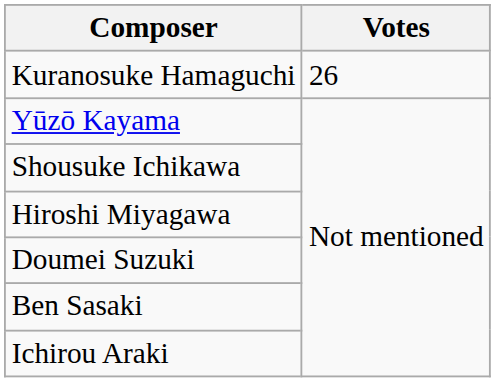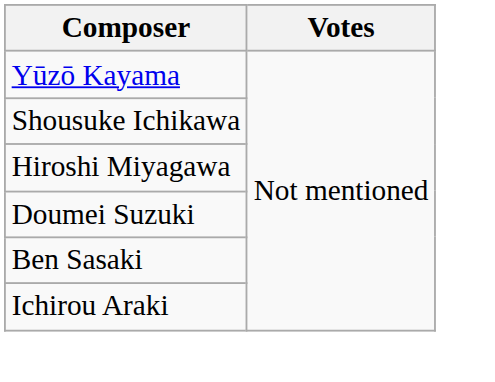- row: (154, 74)
